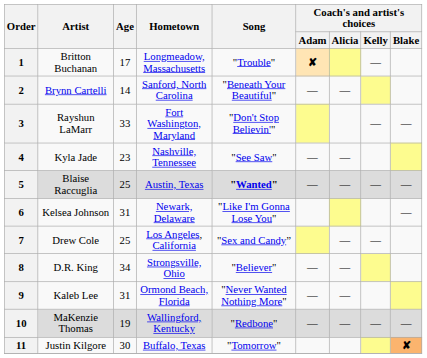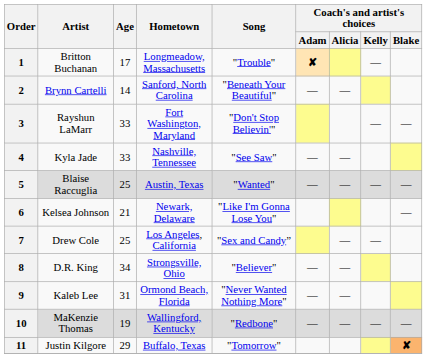(125, 157) 23 -> (125, 157) 33
(254, 185) bold -> (254, 185) normal
(125, 212) 31 -> (125, 212) 21
(125, 345) 30 -> (125, 345) 29
